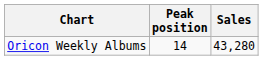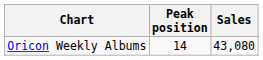(234, 46) 43,280 -> (234, 46) 43,080
